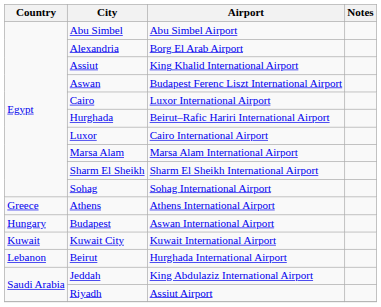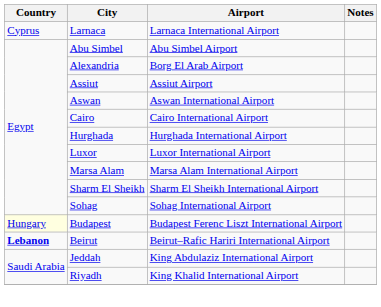+ row: (88, 30)
(224, 65) King Khalid International Airport -> (181, 83) Assiut Airport
(246, 83) Budapest Ferenc Liszt International Airport -> (212, 100) Aswan International Airport
(210, 100) Luxor International Airport -> (209, 118) Cairo International Airport
(240, 118) Beirut–Rafic Hariri International Airport -> (218, 135) Hurghada International Airport
(209, 135) Cairo International Airport -> (210, 153) Luxor International Airport
- row: (85, 205)
(27, 223) no background -> (27, 223) lightyellow background
(212, 223) Aswan International Airport -> (246, 223) Budapest Ferenc Liszt International Airport
- row: (97, 240)
(27, 258) normal -> (28, 240) bold
(218, 258) Hurghada International Airport -> (240, 240) Beirut–Rafic Hariri International Airport
(181, 293) Assiut Airport -> (224, 275) King Khalid International Airport
